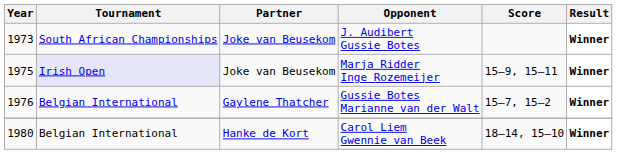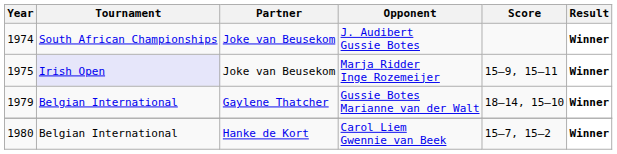(20, 38) 1973 -> (20, 38) 1974
(20, 102) 1976 -> (20, 102) 1979
(518, 102) 15–7, 15–2 -> (525, 102) 18–14, 15–10
(525, 133) 18–14, 15–10 -> (518, 133) 15–7, 15–2
